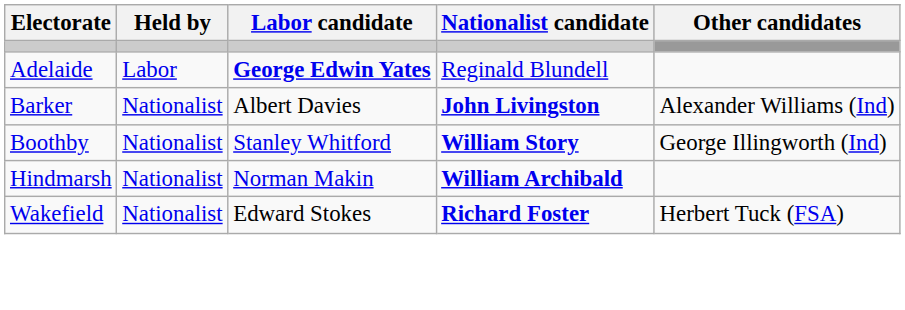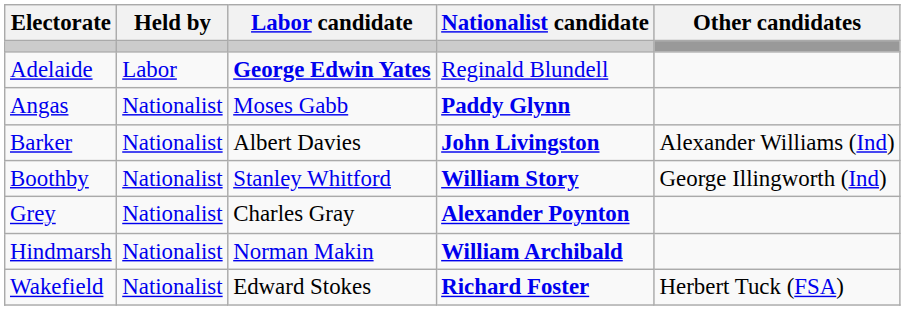+ row: (39, 105)
+ row: (33, 214)
